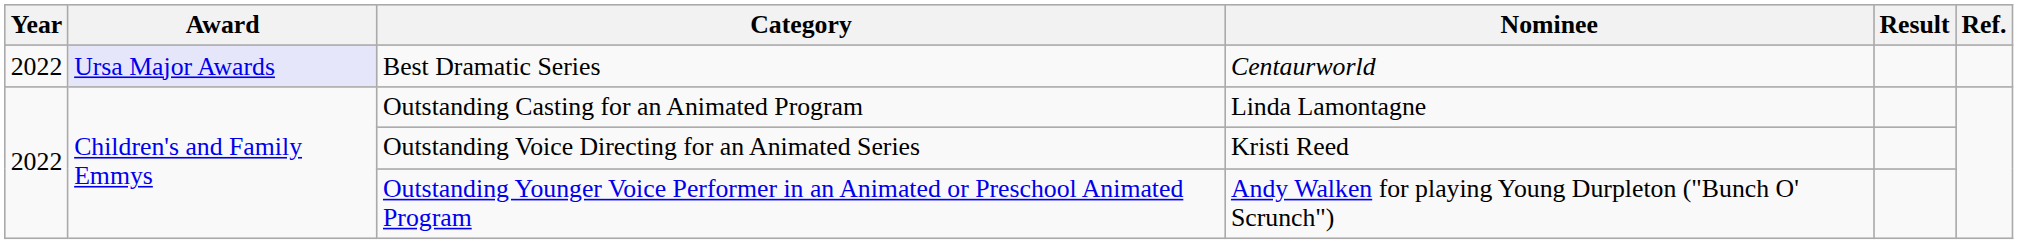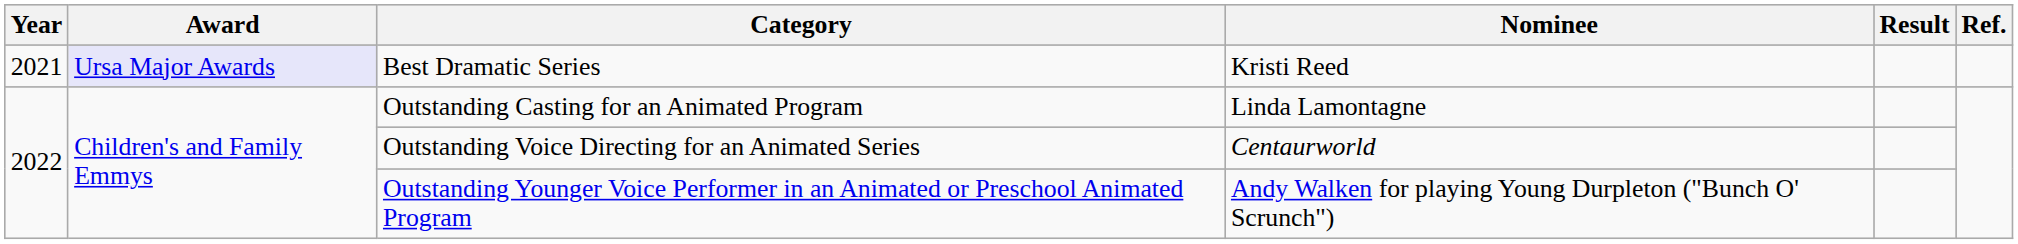(37, 65) 2022 -> (37, 65) 2021
(1303, 65) Centaurworld -> (1290, 65) Kristi Reed
(1290, 147) Kristi Reed -> (1303, 147) Centaurworld
